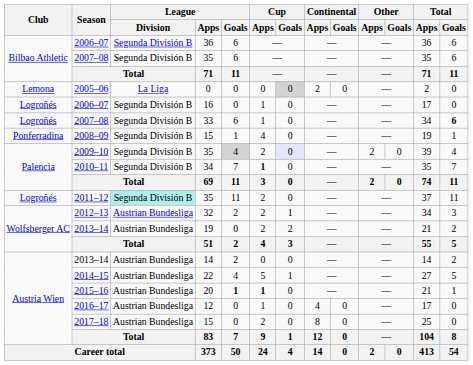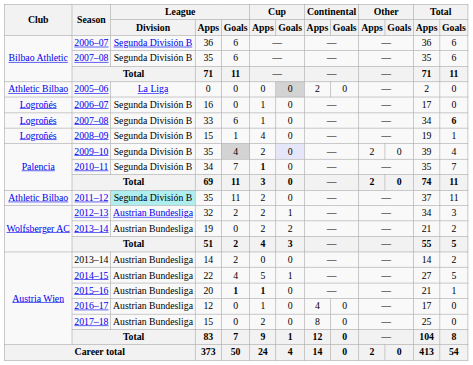(38, 89) Lemona -> (38, 89) Athletic Bilbao
(38, 136) Ponferradina -> (38, 136) Logroñés
(38, 197) Logroñés -> (38, 197) Athletic Bilbao
